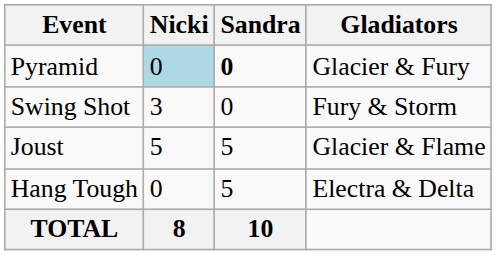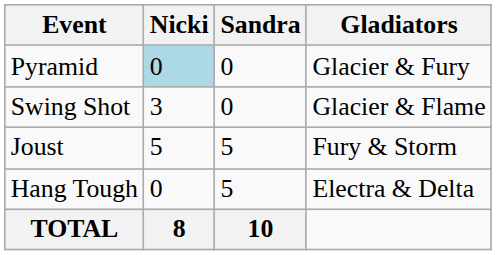(227, 65) bold -> (227, 65) normal
(385, 106) Fury & Storm -> (399, 106) Glacier & Flame
(399, 147) Glacier & Flame -> (385, 147) Fury & Storm
